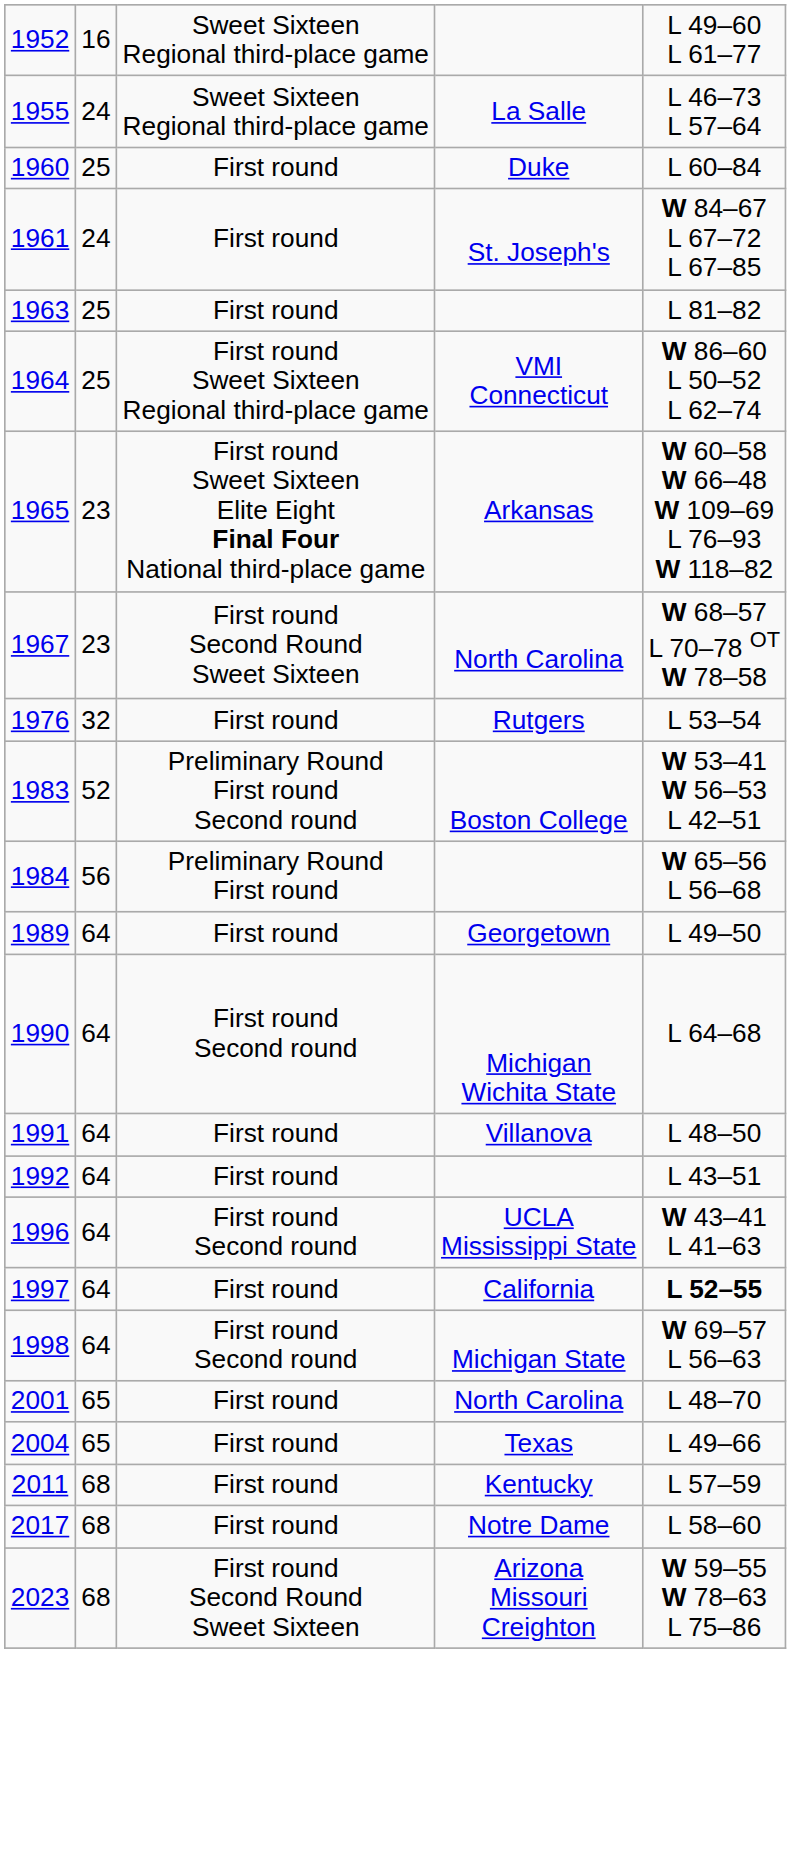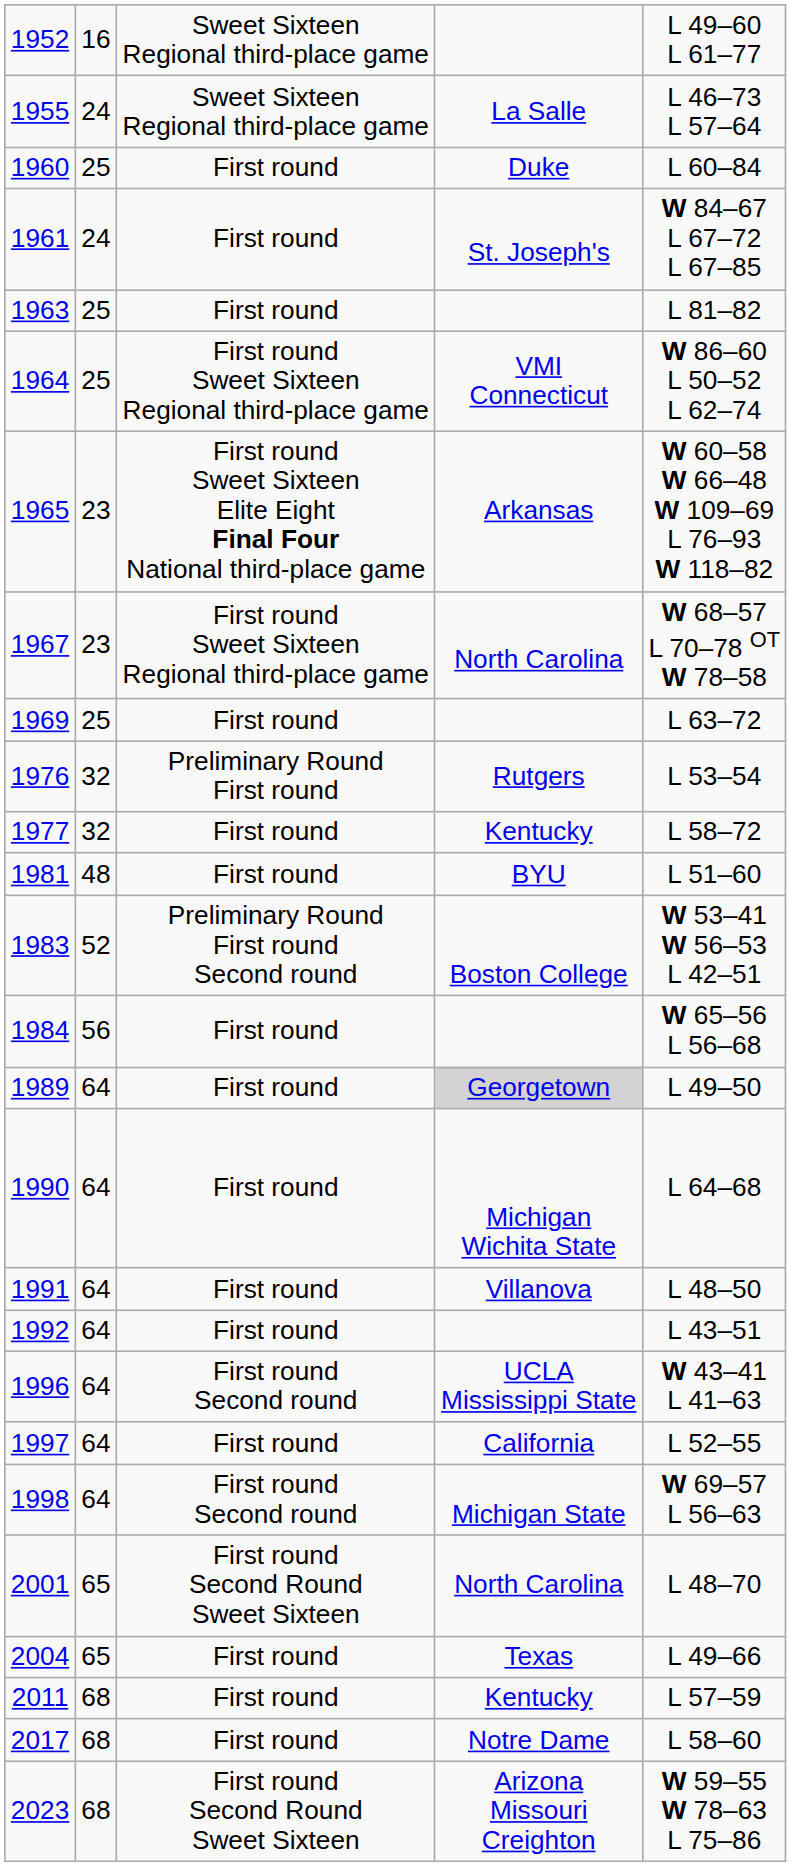(276, 644) First round Second Round Sweet Sixteen -> (276, 644) First round Sweet Sixteen Regional third-place game
+ row: (40, 719)
(276, 719) First round -> (276, 775) Preliminary Round First round
+ row: (40, 832)
+ row: (40, 873)
(276, 876) Preliminary Round First round -> (276, 1030) First round
(539, 932) no background -> (539, 1087) lightgrey background
(276, 1033) First round Second round -> (276, 1187) First round
(714, 1288) bold -> (714, 1443) normal
(276, 1401) First round -> (276, 1585) First round Second Round Sweet Sixteen
